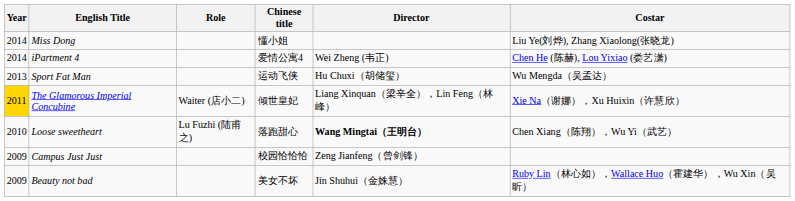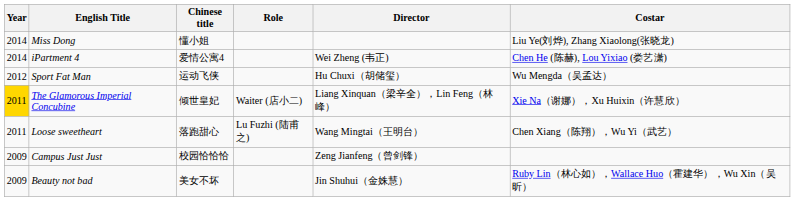columns swapped: (284, 18) <-> (216, 18)
(17, 76) 2013 -> (17, 76) 2012
(17, 132) 2010 -> (17, 132) 2011
(371, 131) bold -> (369, 131) normal
